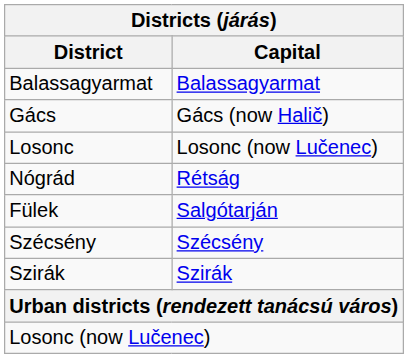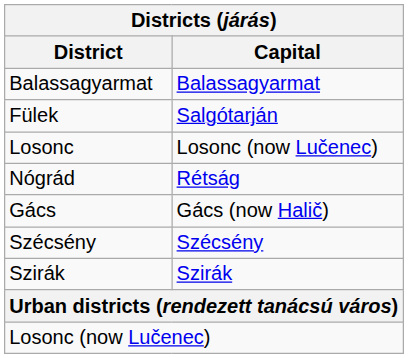rows swapped: (33, 115) <-> (34, 210)
